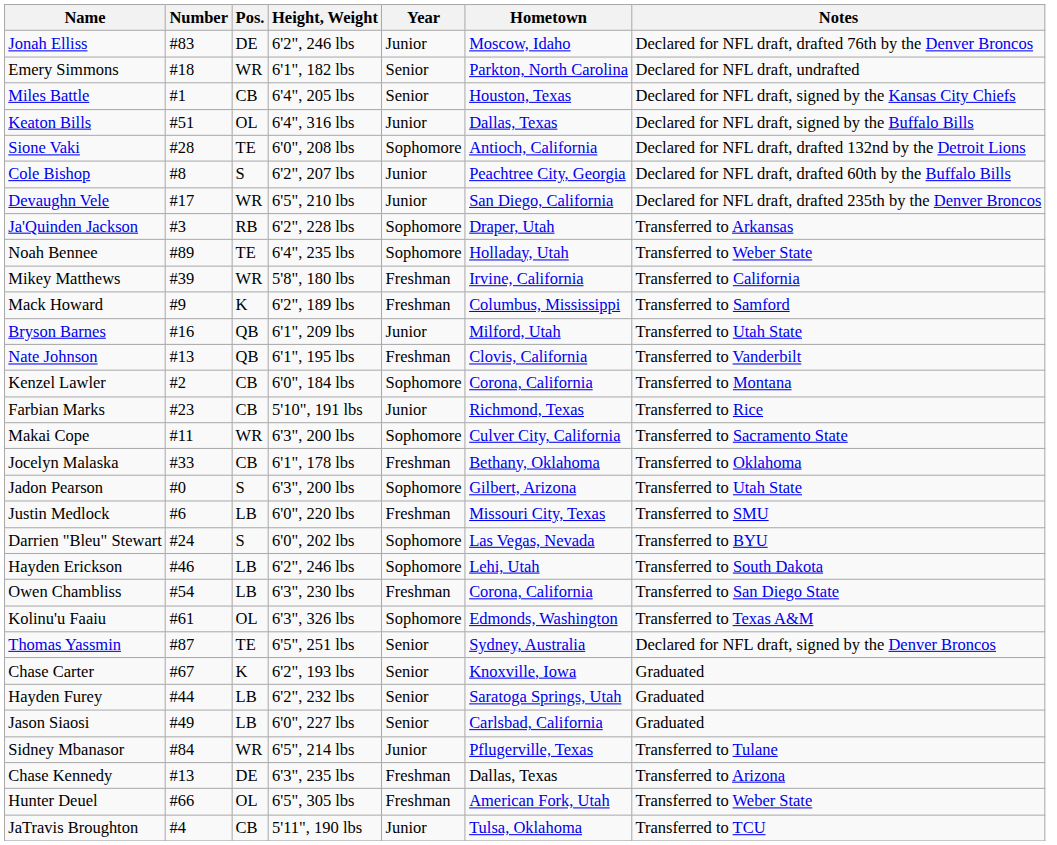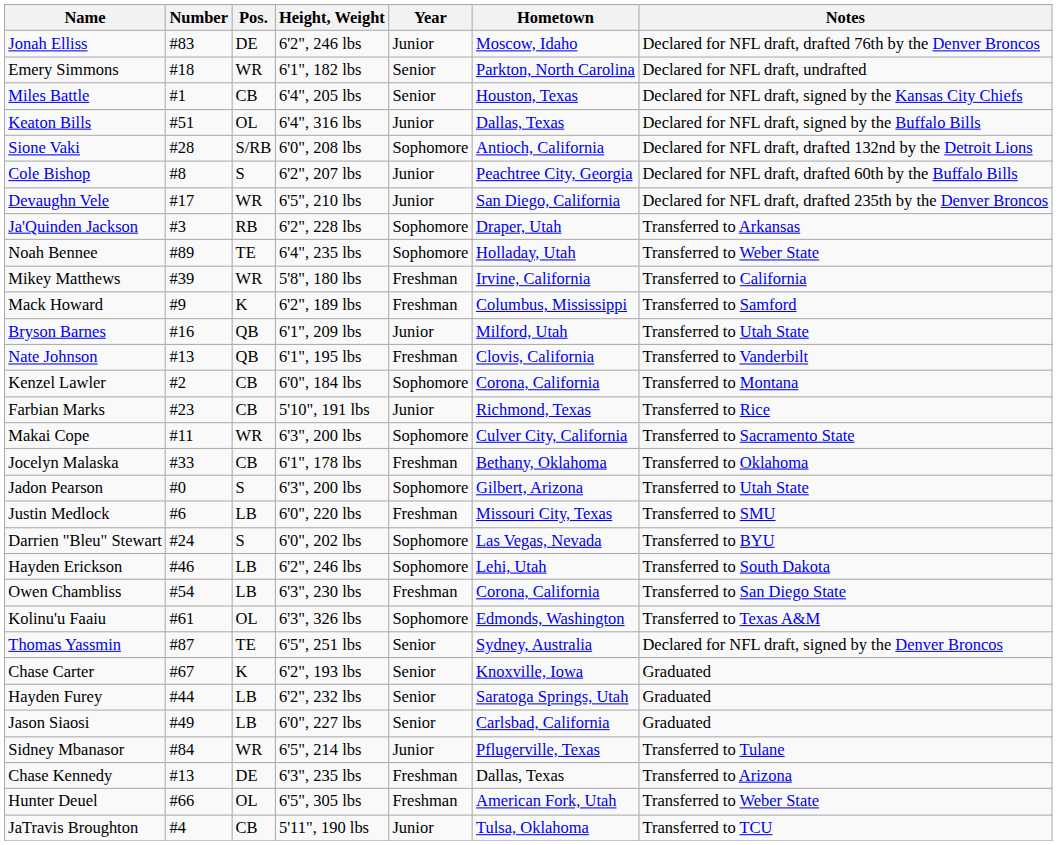(246, 148) TE -> (253, 148) S/RB
